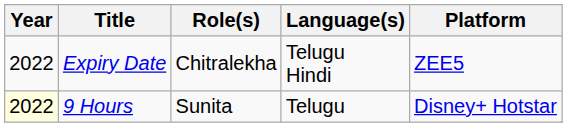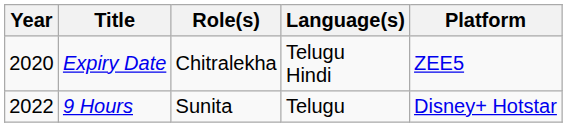(31, 63) 2022 -> (31, 63) 2020
(31, 106) lightyellow background -> (31, 106) no background
